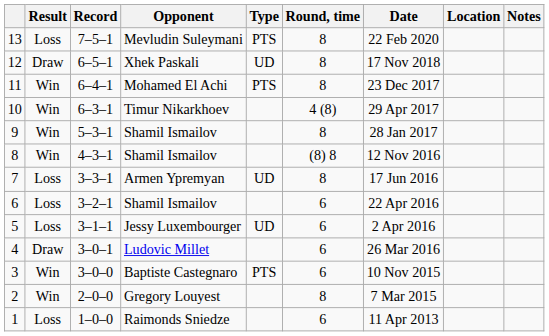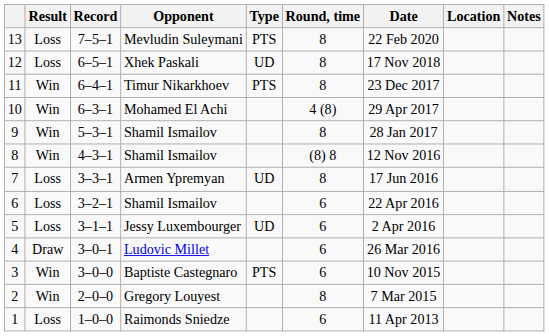(48, 62) Draw -> (48, 62) Loss
(176, 86) Mohamed El Achi -> (176, 86) Timur Nikarkhoev
(176, 109) Timur Nikarkhoev -> (176, 109) Mohamed El Achi
